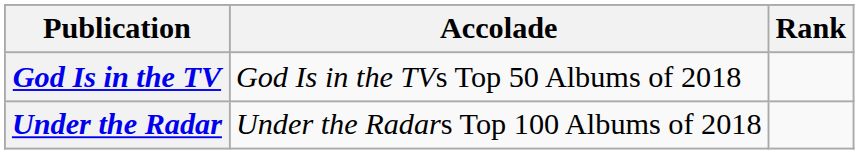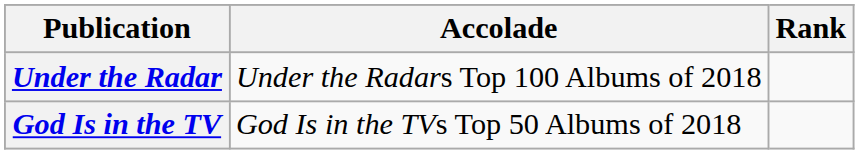rows swapped: (117, 76) <-> (117, 124)
